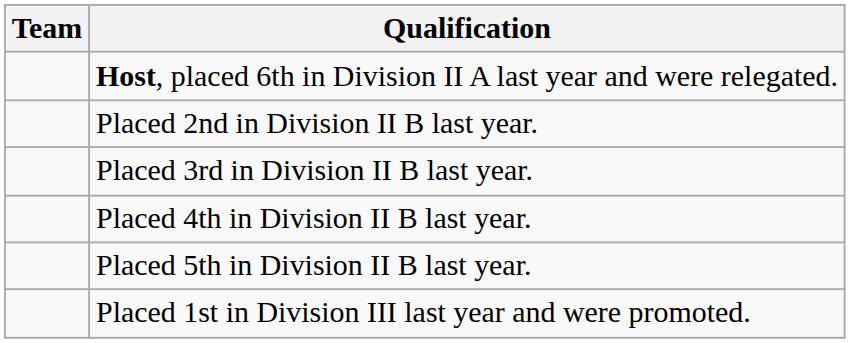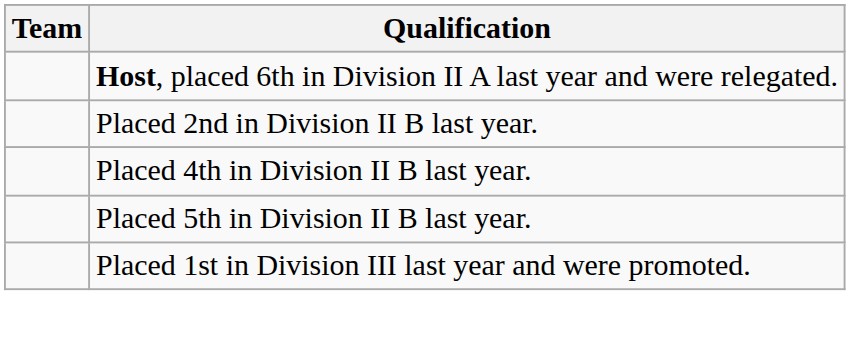- row: (315, 170)
